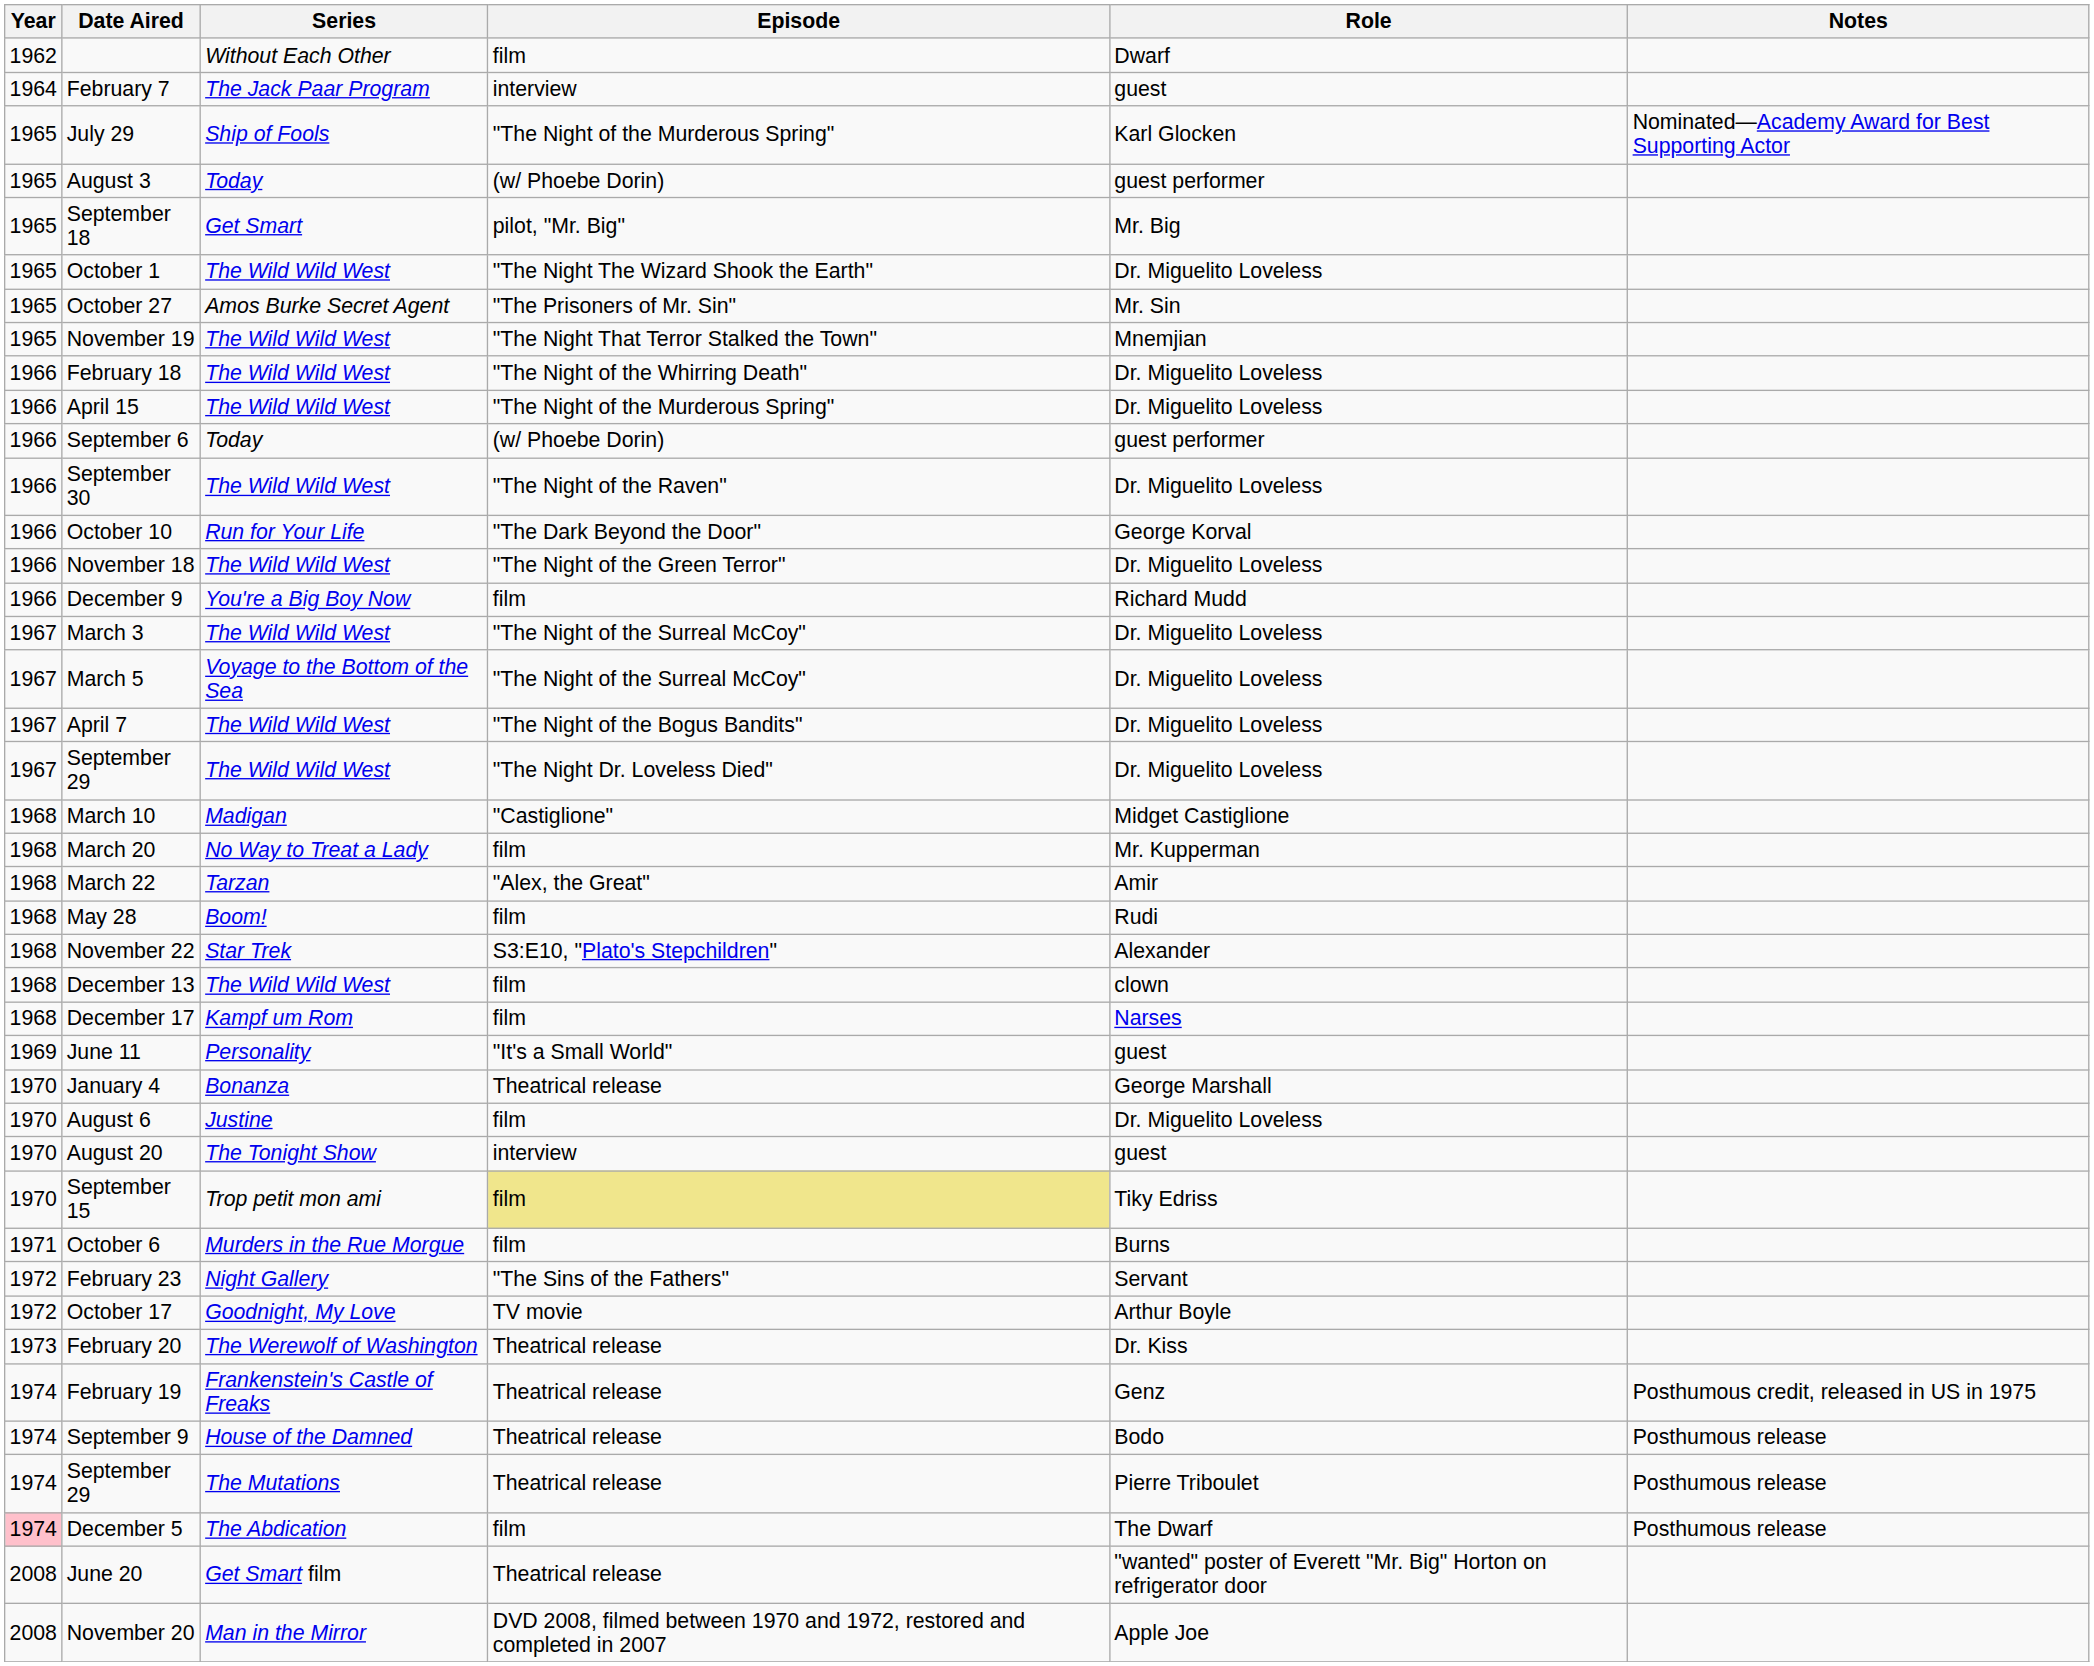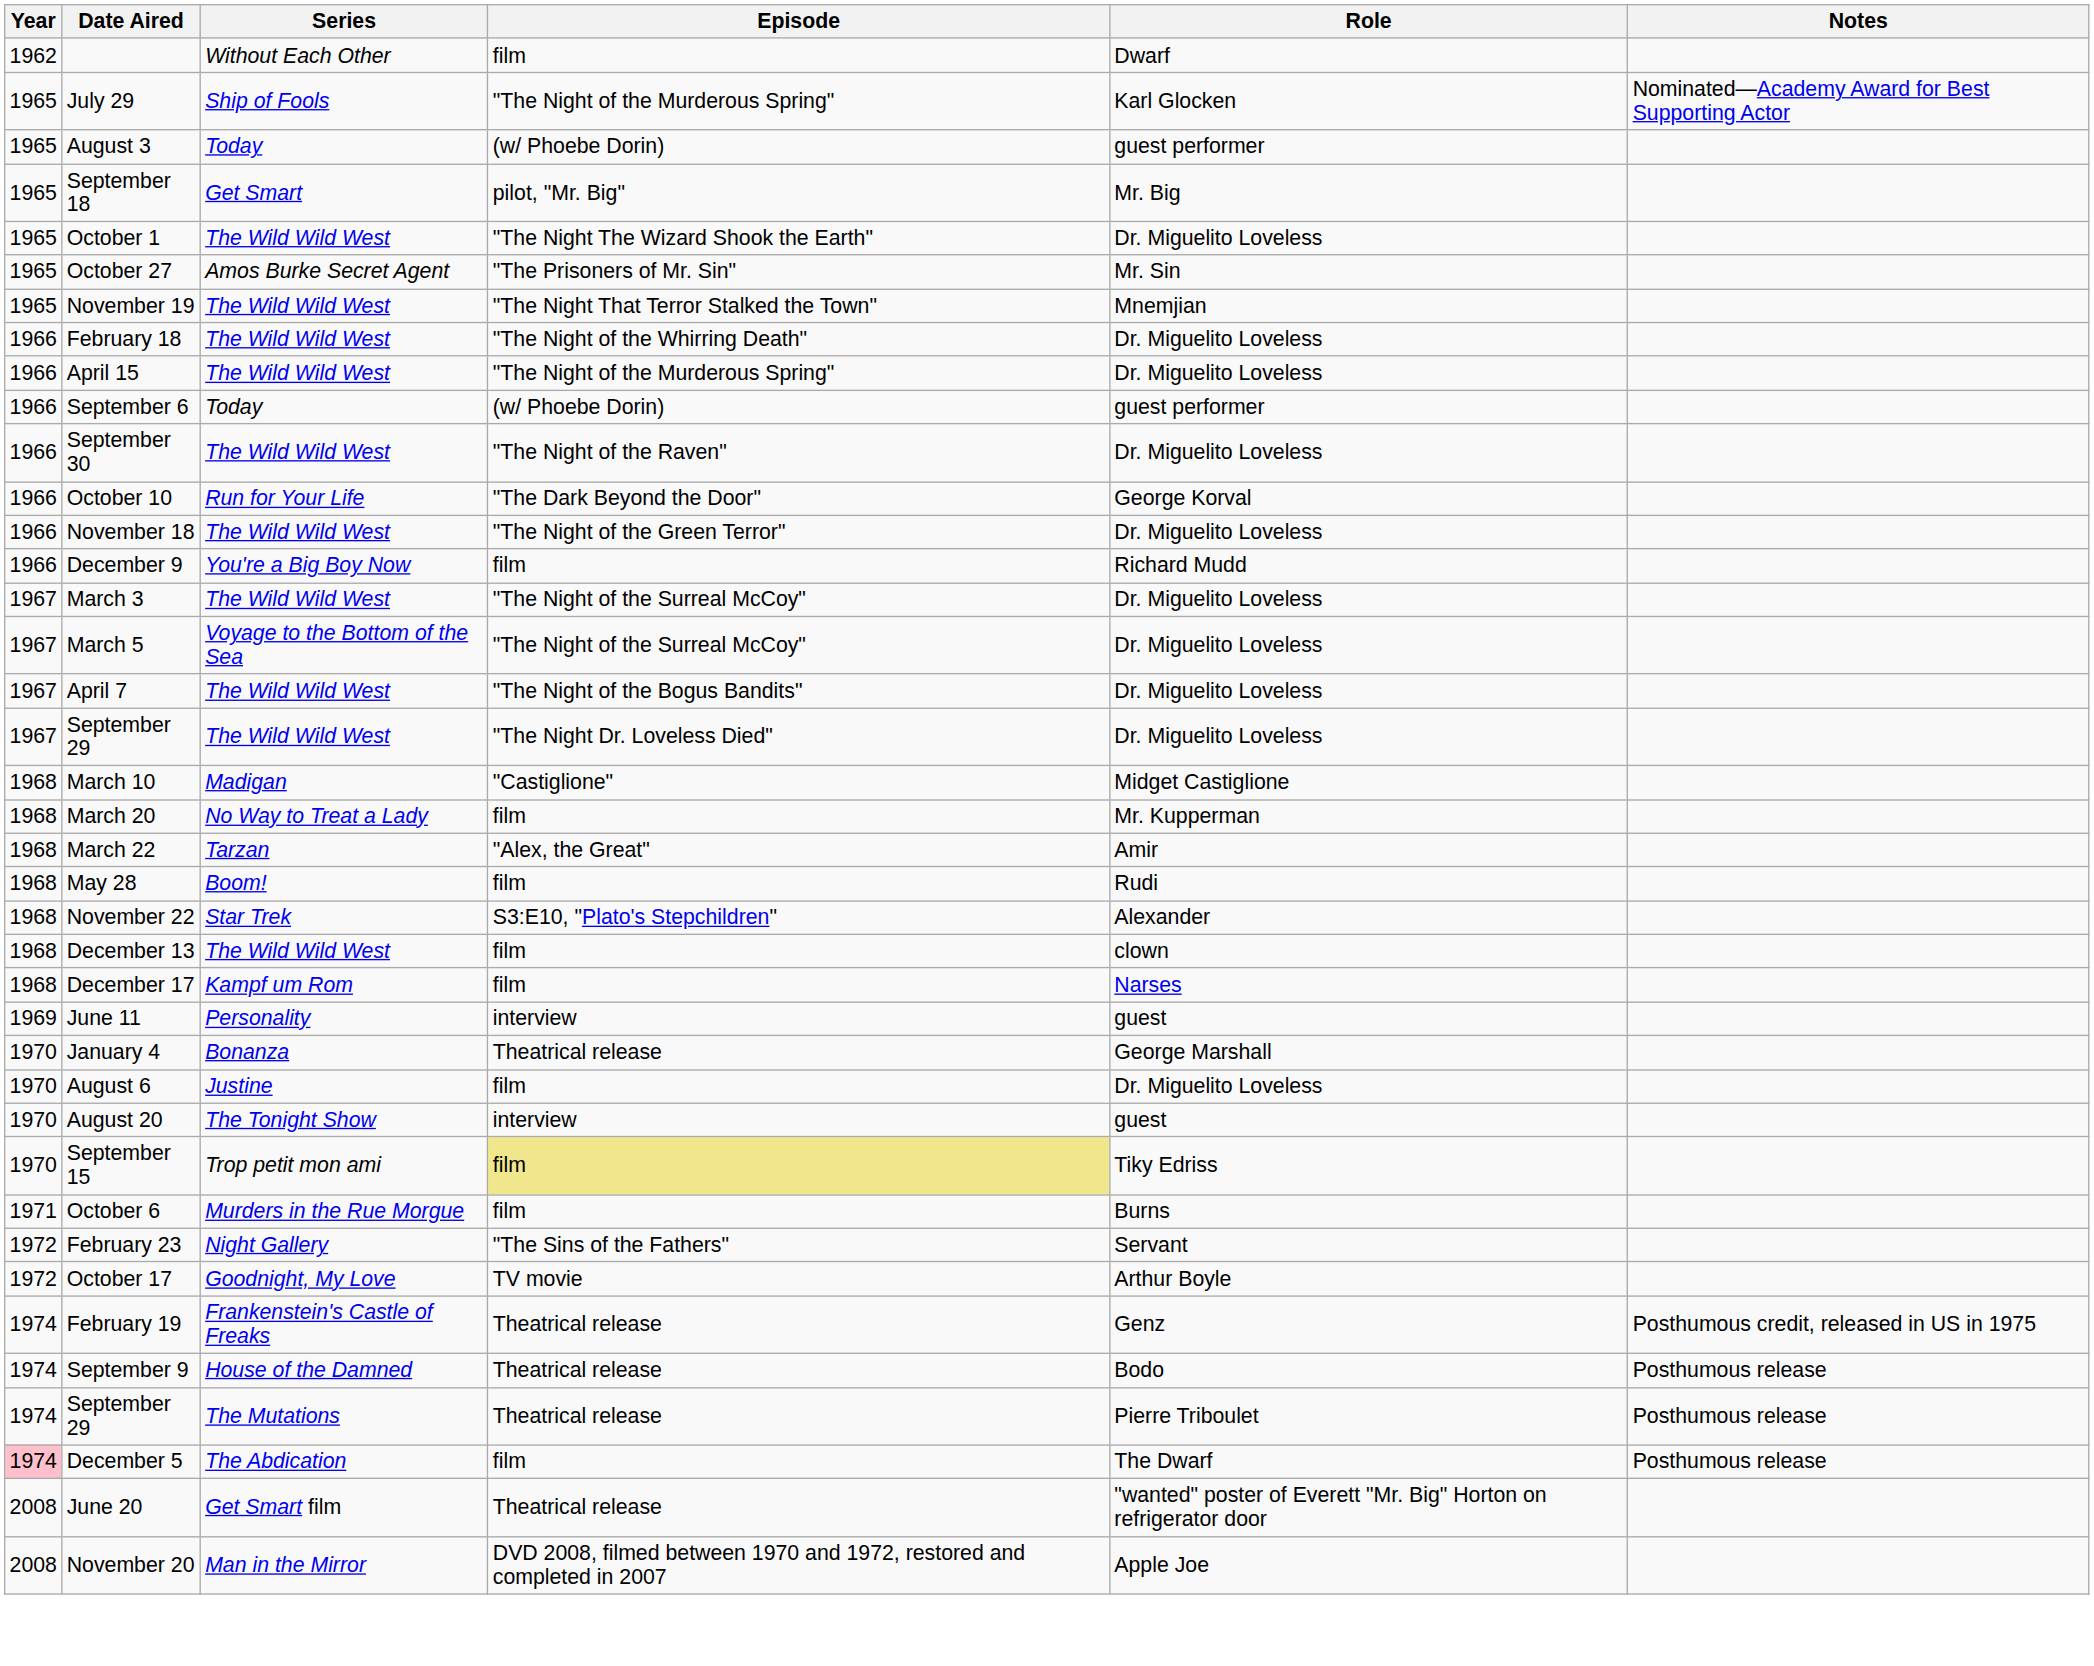- row: (118, 88)
(583, 1052) "It's a Small World" -> (535, 1018) interview
- row: (124, 1346)
